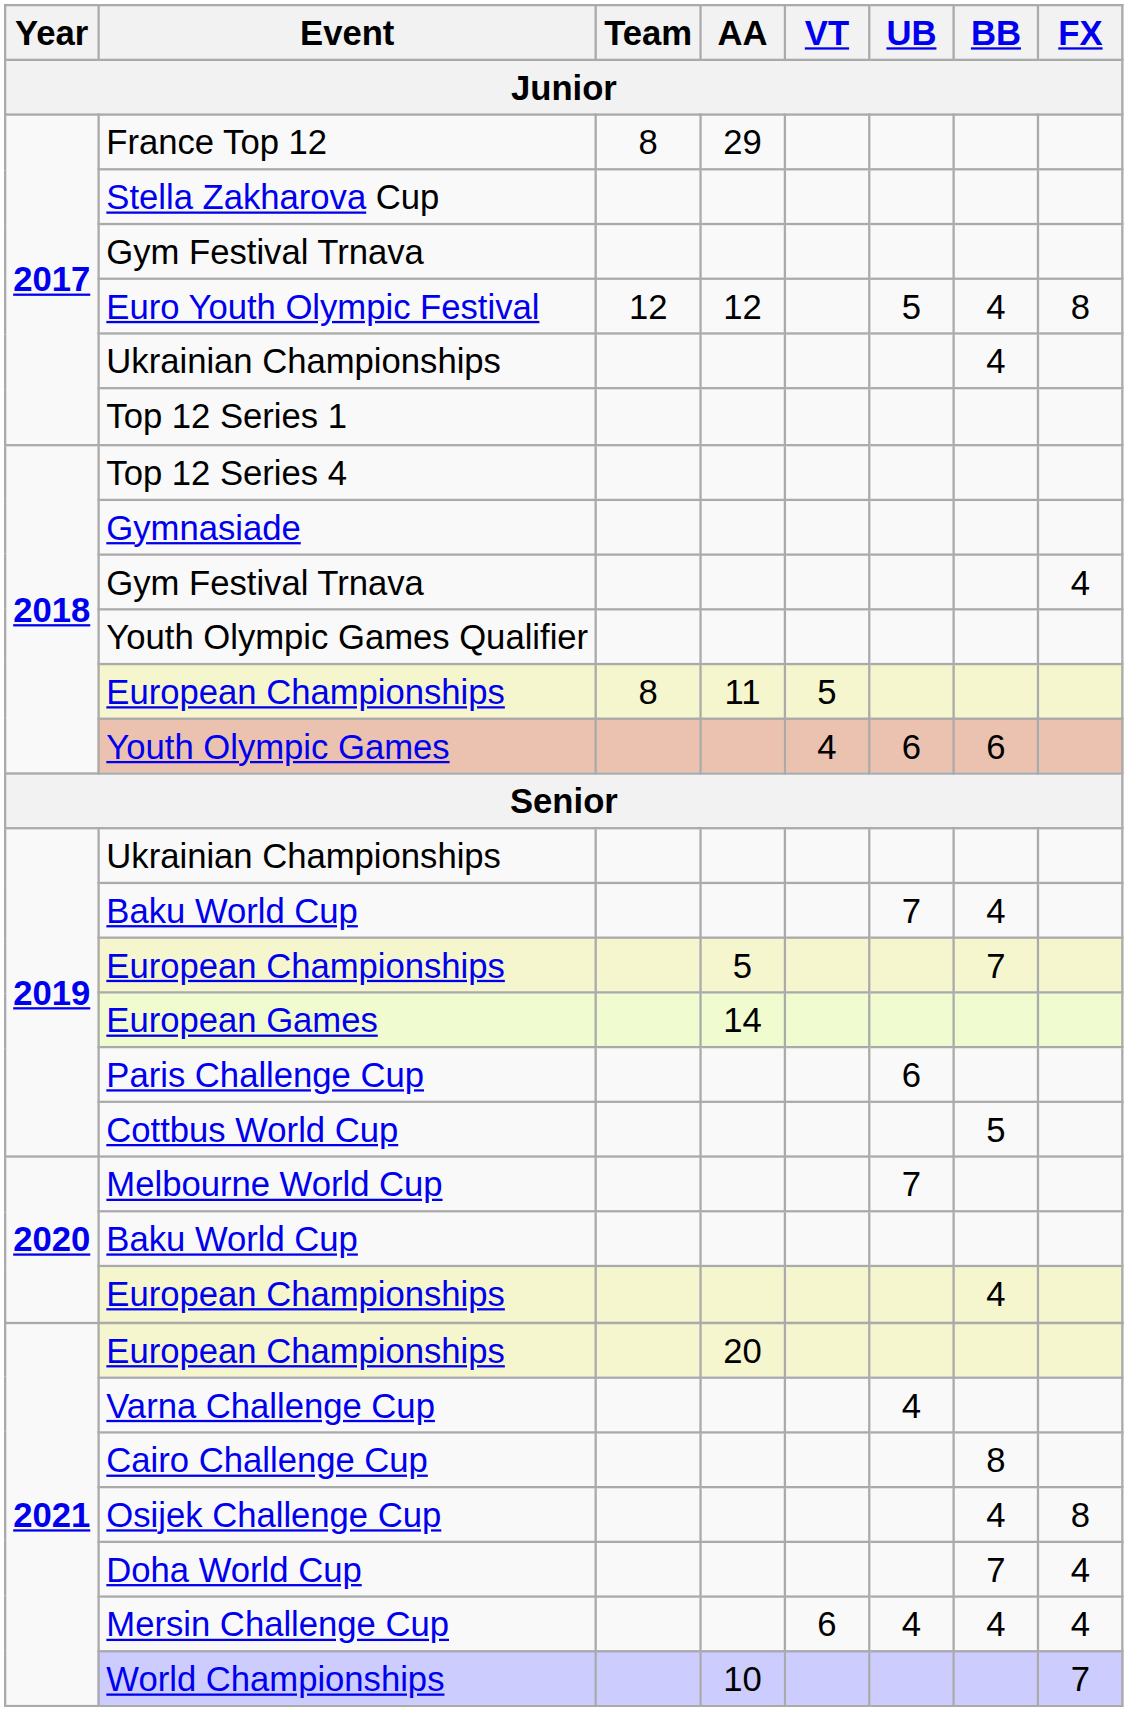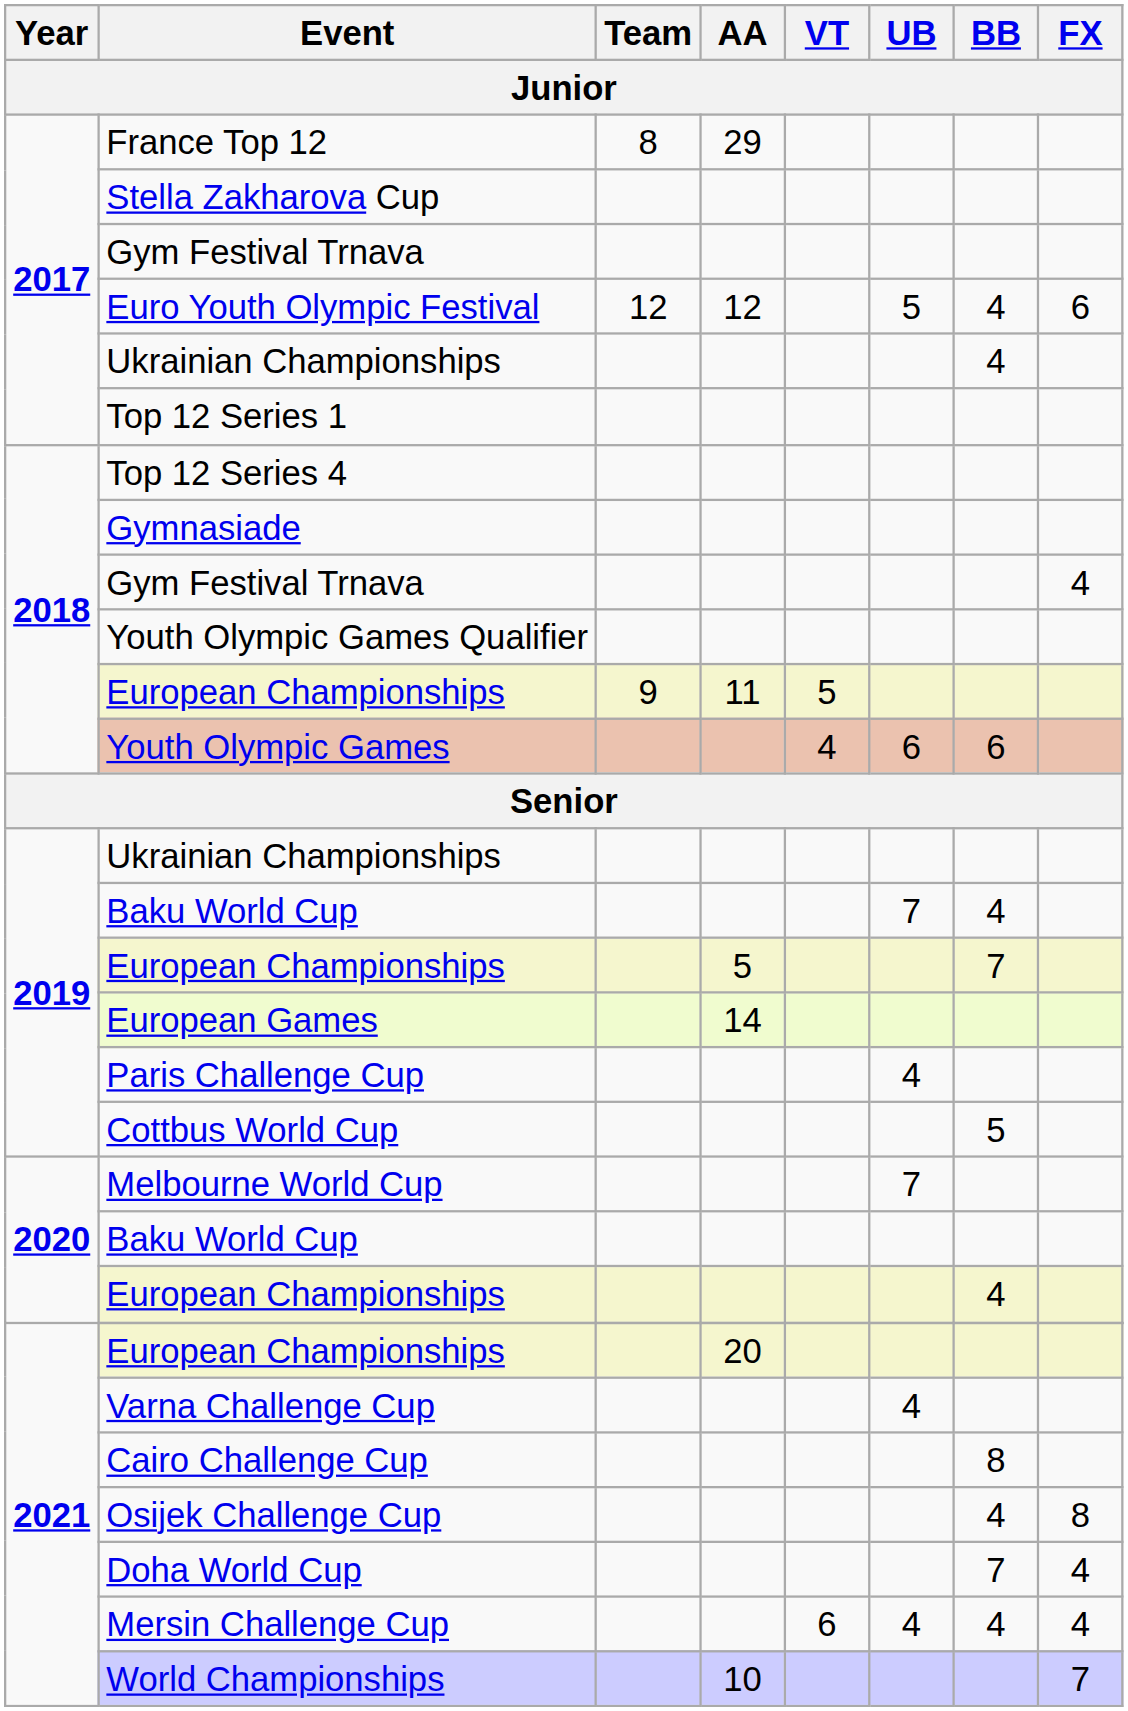(1080, 307) 8 -> (1080, 307) 6
(648, 691) 8 -> (648, 691) 9
(911, 1075) 6 -> (911, 1075) 4
